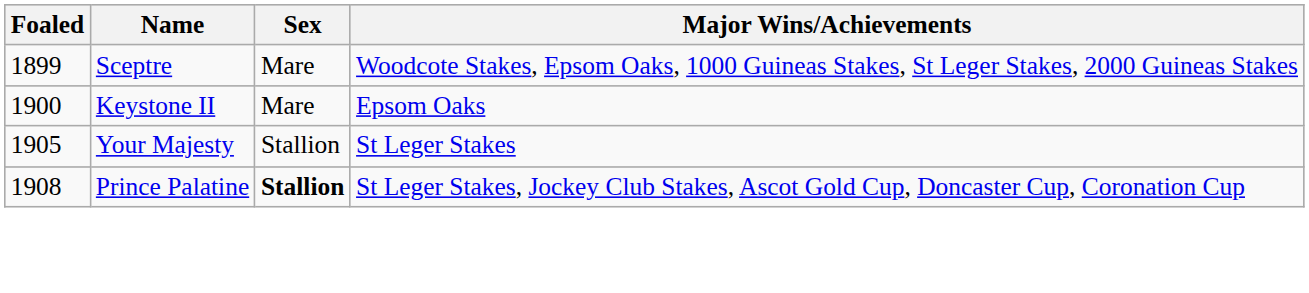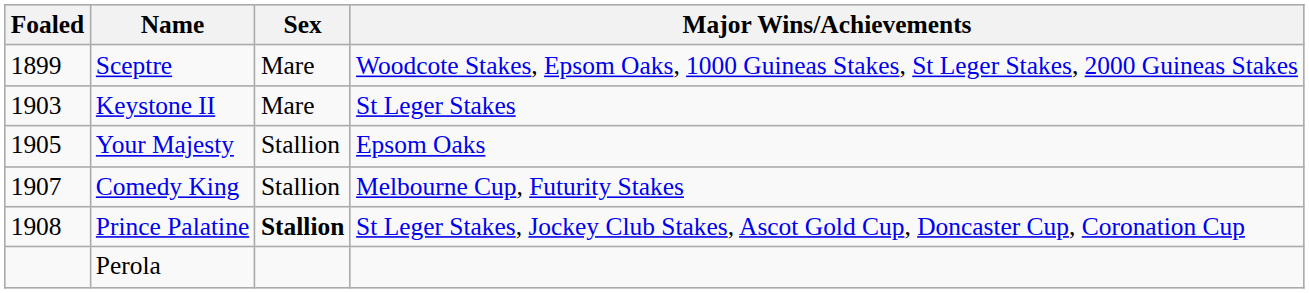(36, 105) 1900 -> (36, 105) 1903
(421, 105) Epsom Oaks -> (436, 105) St Leger Stakes
(436, 145) St Leger Stakes -> (421, 145) Epsom Oaks
+ row: (168, 186)
+ row: (128, 266)
